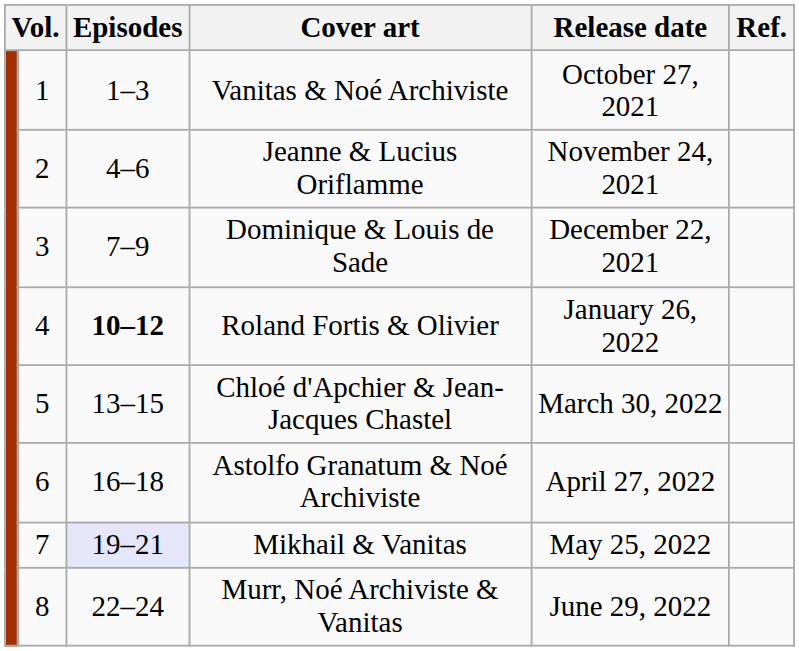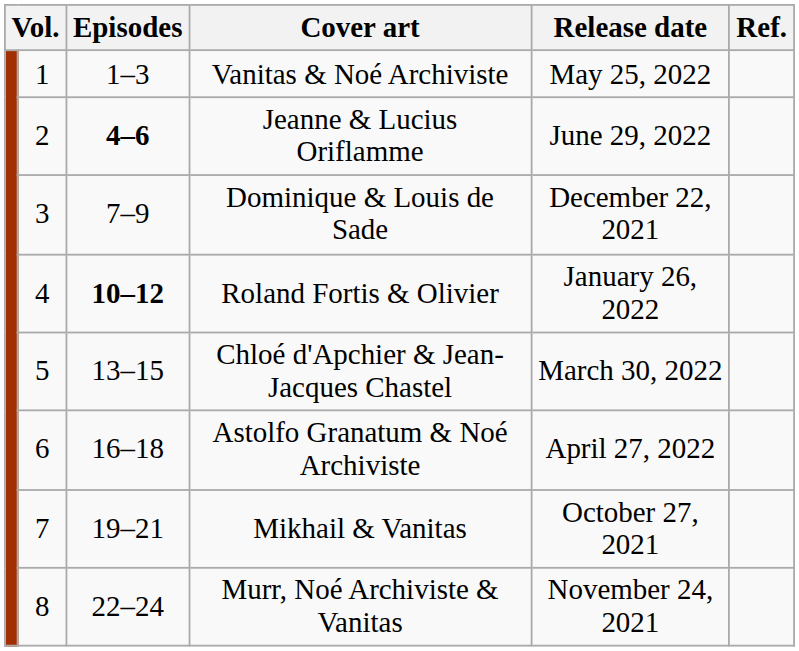(630, 89) October 27, 2021 -> (630, 73) May 25, 2022
(128, 168) normal -> (128, 135) bold
(630, 168) November 24, 2021 -> (630, 135) June 29, 2022
(128, 544) lavender background -> (128, 528) no background
(630, 544) May 25, 2022 -> (630, 528) October 27, 2021
(630, 606) June 29, 2022 -> (630, 606) November 24, 2021
